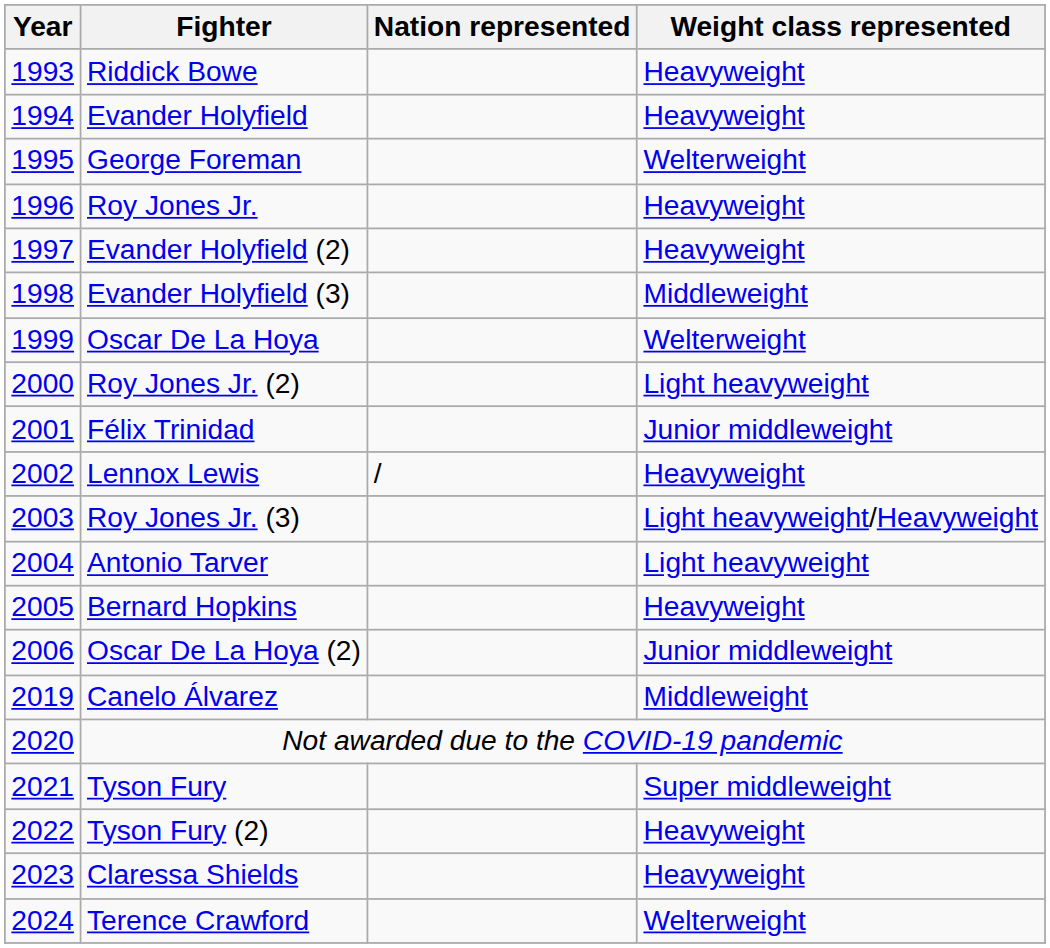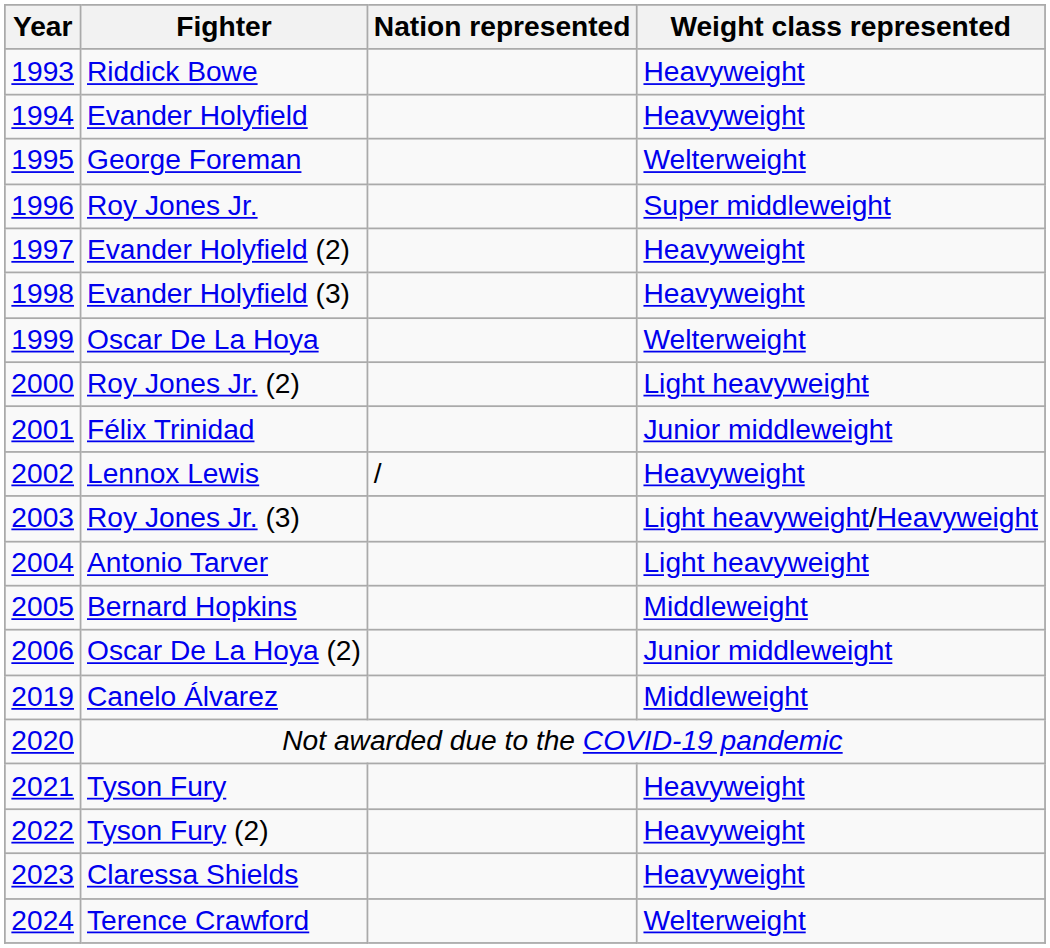(724, 205) Heavyweight -> (767, 205) Super middleweight
(726, 294) Middleweight -> (724, 294) Heavyweight
(724, 607) Heavyweight -> (726, 607) Middleweight
(767, 786) Super middleweight -> (724, 786) Heavyweight
